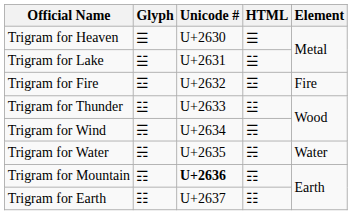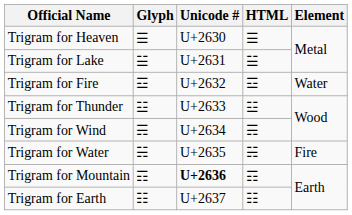(306, 83) Fire -> (311, 83) Water
(311, 152) Water -> (306, 152) Fire
